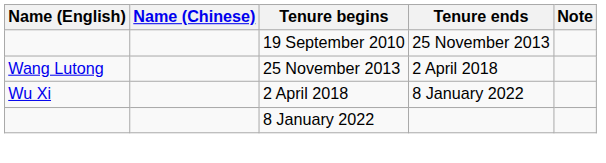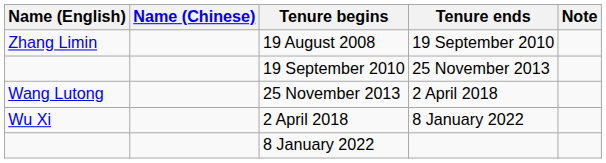+ row: (319, 42)
